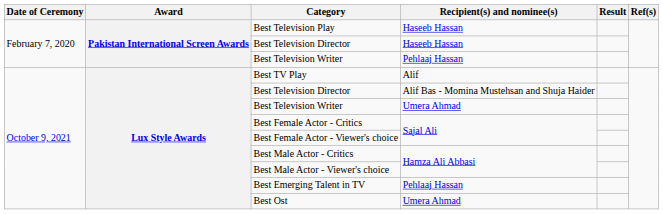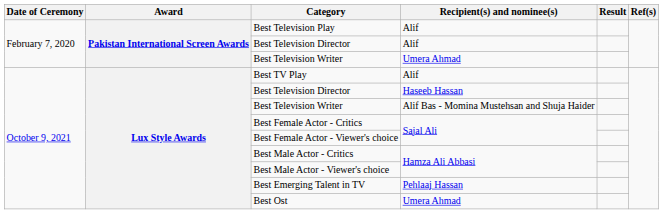(433, 28) Haseeb Hassan -> (411, 28) Alif
(433, 43) Haseeb Hassan -> (411, 43) Alif
(433, 59) Pehlaaj Hassan -> (432, 59) Umera Ahmad
(499, 91) Alif Bas - Momina Mustehsan and Shuja Haider -> (433, 91) Haseeb Hassan
(432, 106) Umera Ahmad -> (499, 106) Alif Bas - Momina Mustehsan and Shuja Haider
